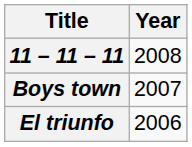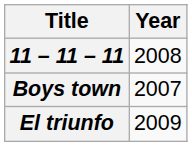(158, 123) 2006 -> (158, 123) 2009
